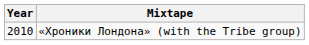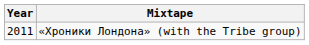(20, 31) 2010 -> (20, 31) 2011
